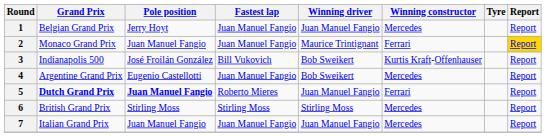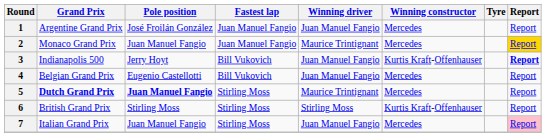(77, 27) Belgian Grand Prix -> (81, 27) Argentine Grand Prix
(148, 27) Jerry Hoyt -> (170, 27) José Froilán González
(397, 43) Ferrari -> (403, 43) Mercedes
(170, 59) José Froilán González -> (148, 59) Jerry Hoyt
(327, 59) Bob Sweikert -> (340, 59) Juan Manuel Fangio
(523, 59) normal -> (524, 59) bold
(81, 75) Argentine Grand Prix -> (77, 75) Belgian Grand Prix
(257, 75) Juan Manuel Fangio -> (245, 75) Bill Vukovich
(327, 75) Bob Sweikert -> (340, 75) Juan Manuel Fangio
(248, 91) Roberto Mieres -> (244, 91) Stirling Moss
(340, 91) Juan Manuel Fangio -> (340, 91) Maurice Trintignant
(397, 91) Ferrari -> (403, 91) Mercedes
(403, 107) Mercedes -> (433, 107) Kurtis Kraft-Offenhauser
(257, 123) Juan Manuel Fangio -> (244, 123) Stirling Moss
(523, 123) no background -> (523, 123) pink background
